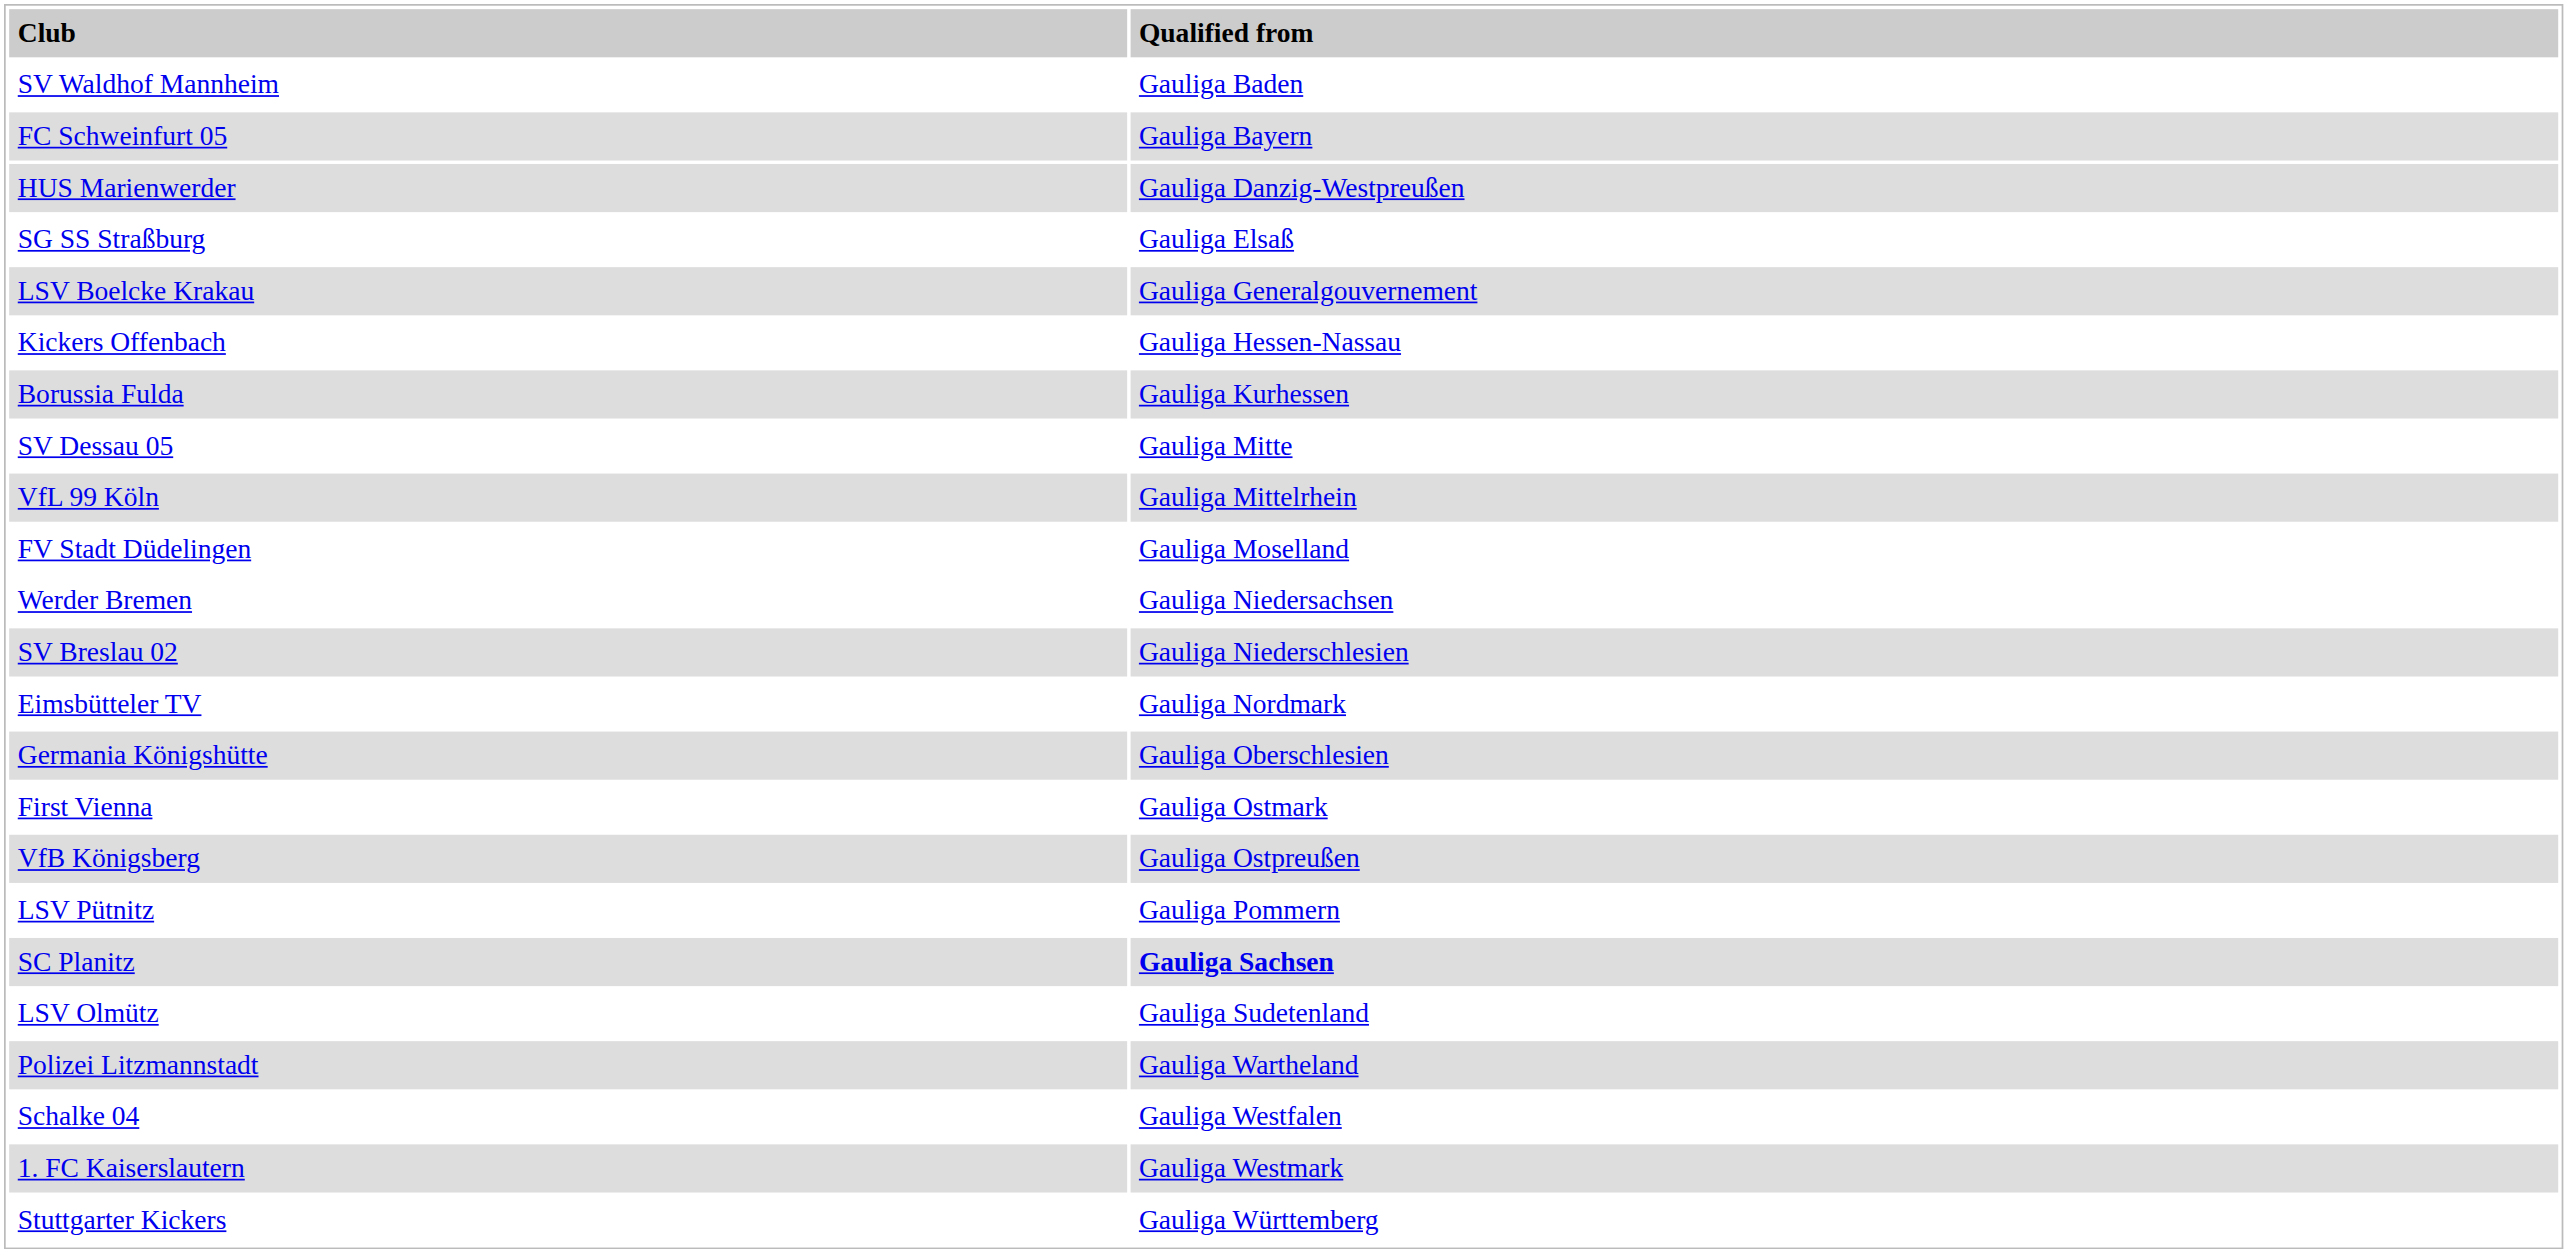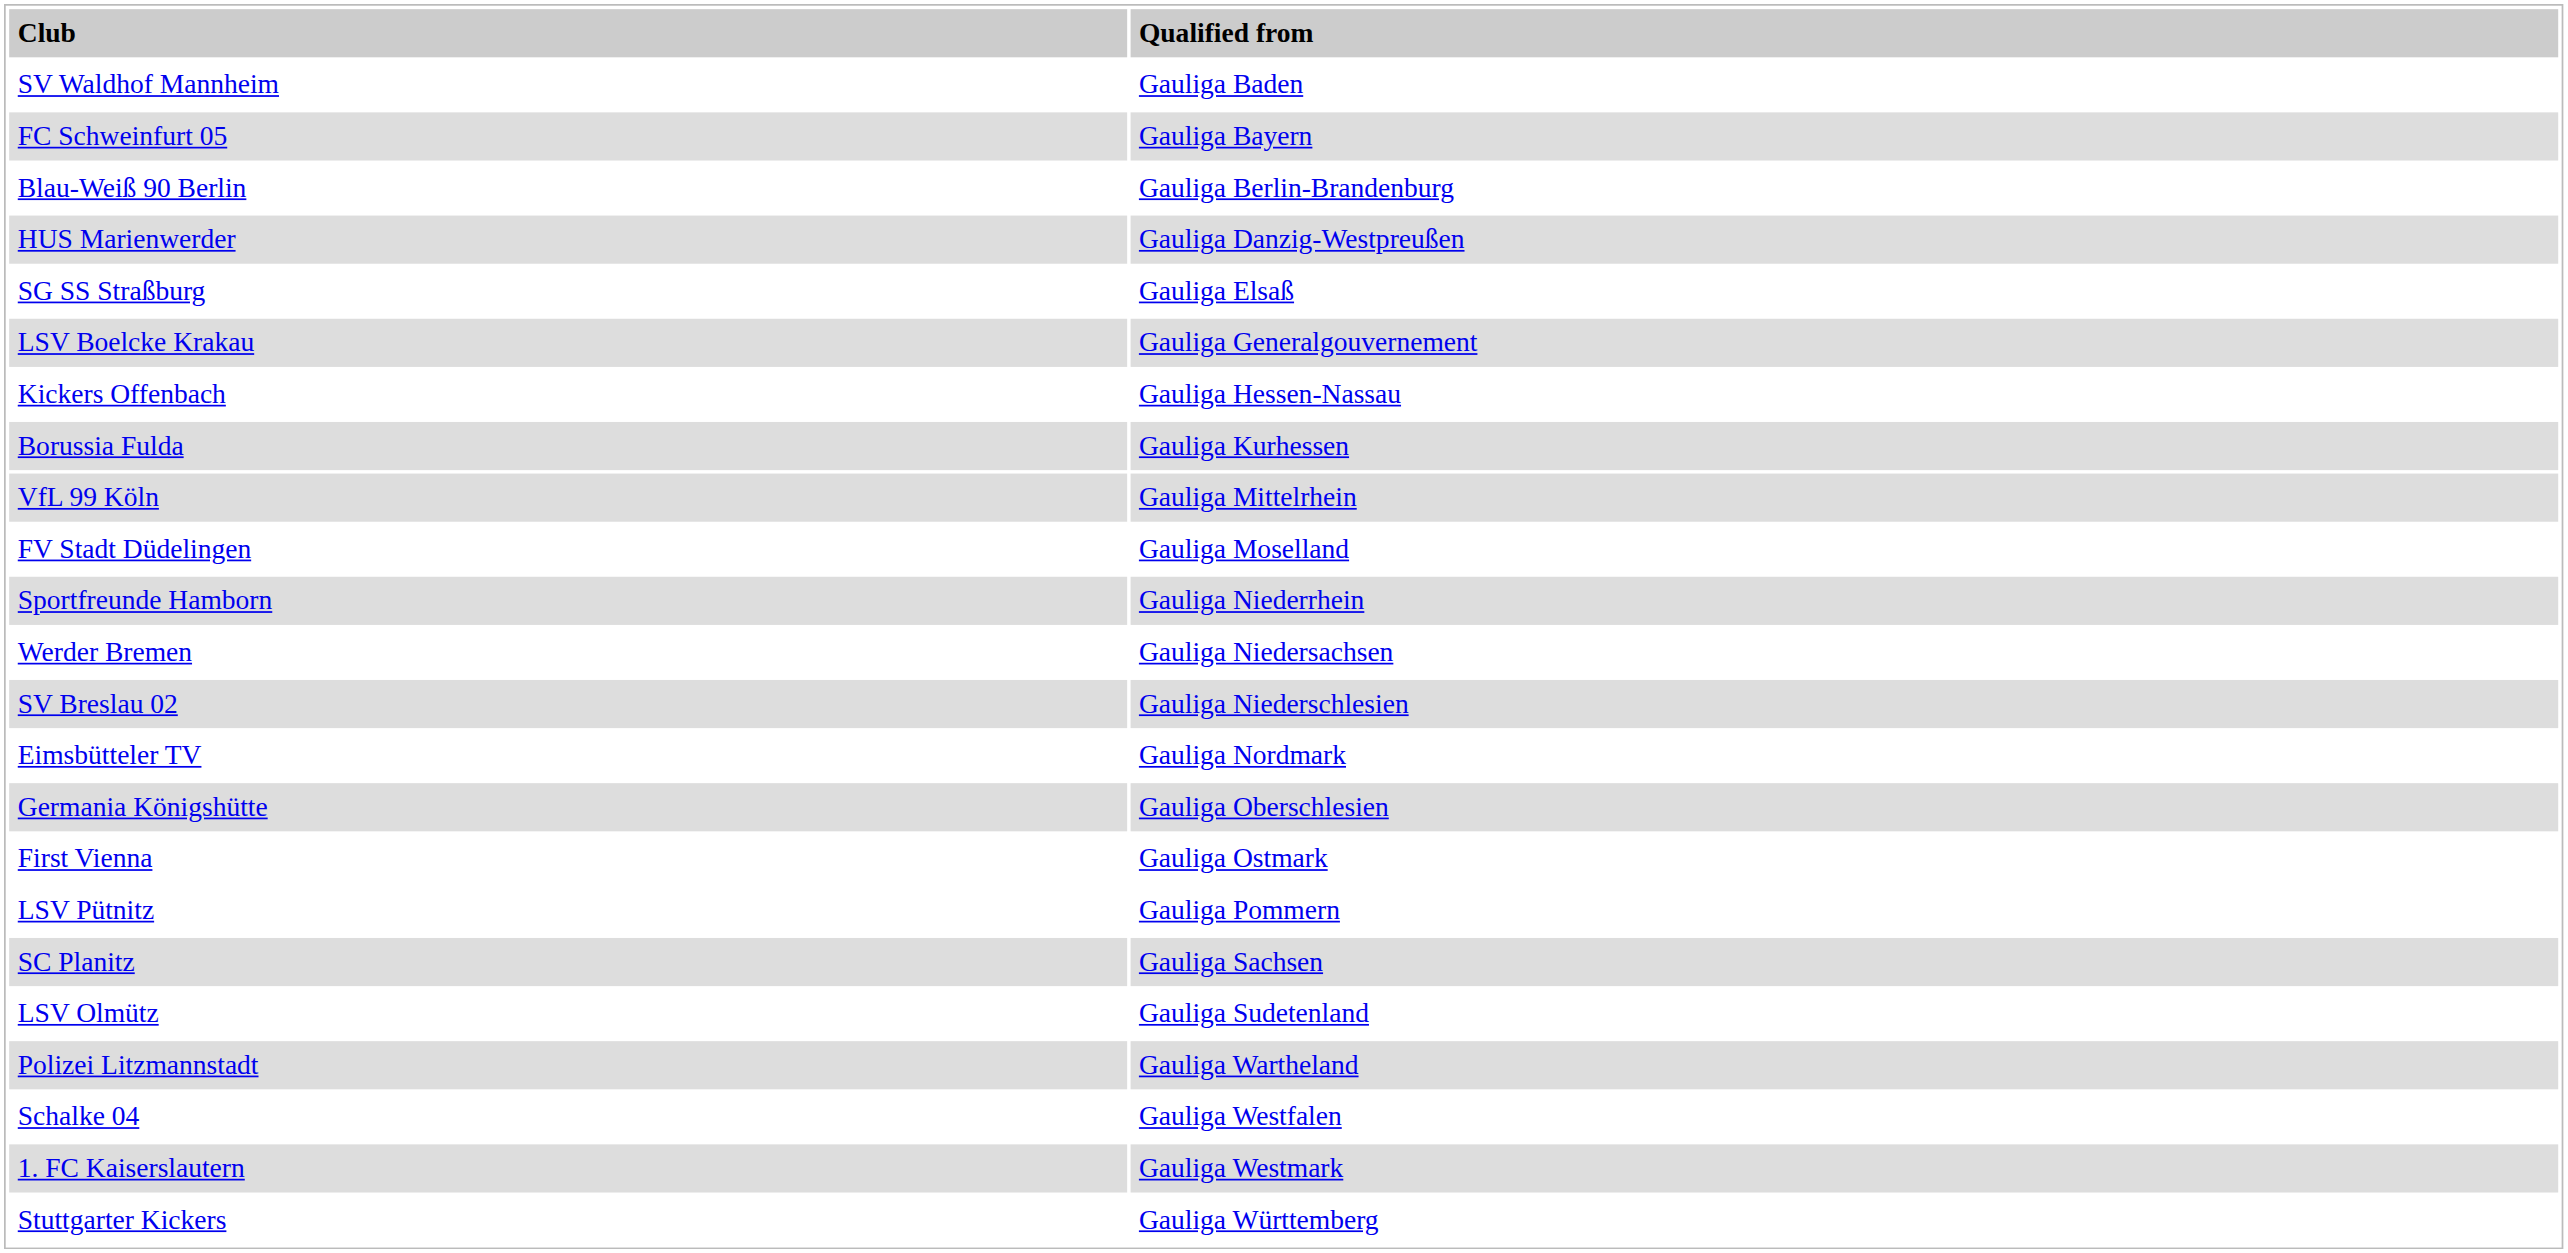+ row: (132, 187)
- row: (95, 445)
+ row: (145, 600)
- row: (109, 858)
(1236, 961) bold -> (1231, 961) normal
